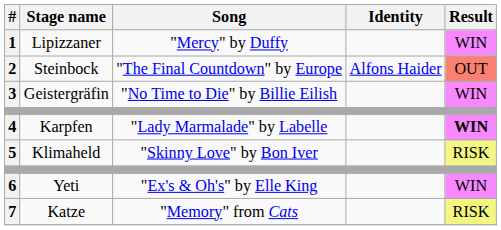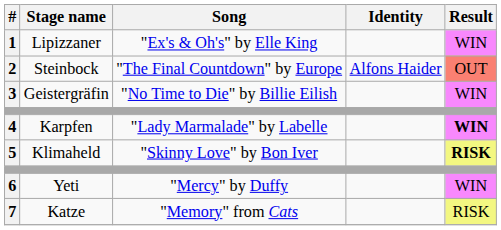(229, 42) "Mercy" by Duffy -> (229, 42) "Ex's & Oh's" by Elle King
(471, 152) normal -> (471, 152) bold
(229, 185) "Ex's & Oh's" by Elle King -> (229, 185) "Mercy" by Duffy
